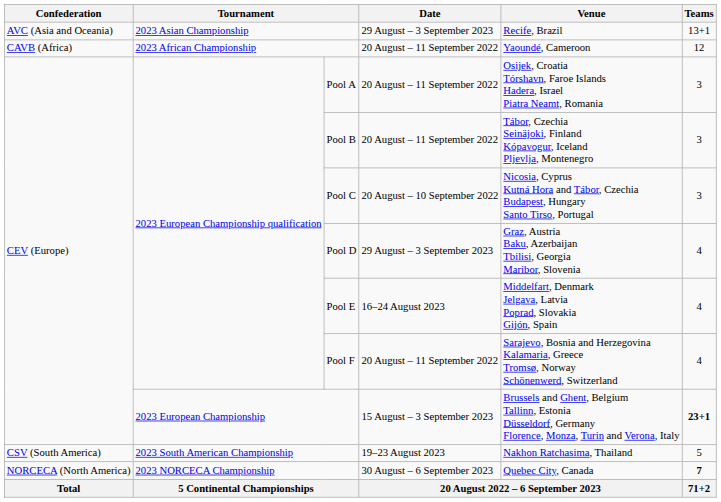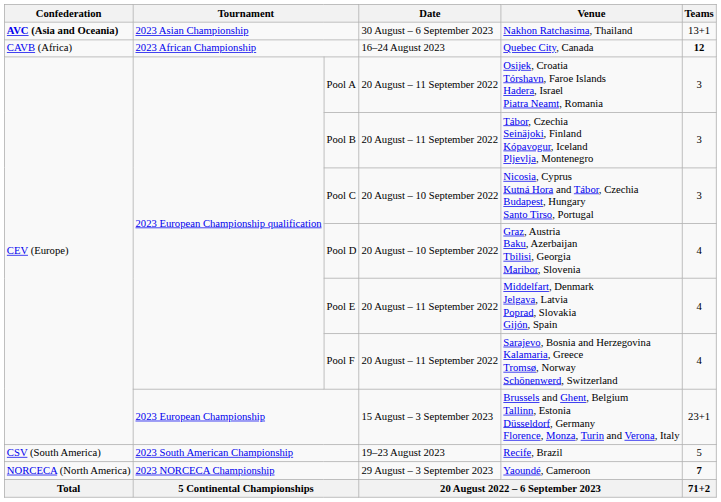(60, 31) normal -> (63, 31) bold
(427, 31) 29 August – 3 September 2023 -> (427, 31) 30 August – 6 September 2023
(533, 31) Recife, Brazil -> (568, 31) Nakhon Ratchasima, Thailand
(430, 48) 20 August – 11 September 2022 -> (403, 48) 16–24 August 2023
(547, 48) Yaoundé, Cameroon -> (548, 48) Quebec City, Canada
(699, 48) normal -> (699, 48) bold
(427, 251) 29 August – 3 September 2023 -> (430, 251) 20 August – 10 September 2022
(403, 306) 16–24 August 2023 -> (430, 306) 20 August – 11 September 2022
(699, 417) bold -> (699, 417) normal
(568, 453) Nakhon Ratchasima, Thailand -> (533, 453) Recife, Brazil
(427, 471) 30 August – 6 September 2023 -> (427, 471) 29 August – 3 September 2023
(548, 471) Quebec City, Canada -> (547, 471) Yaoundé, Cameroon
